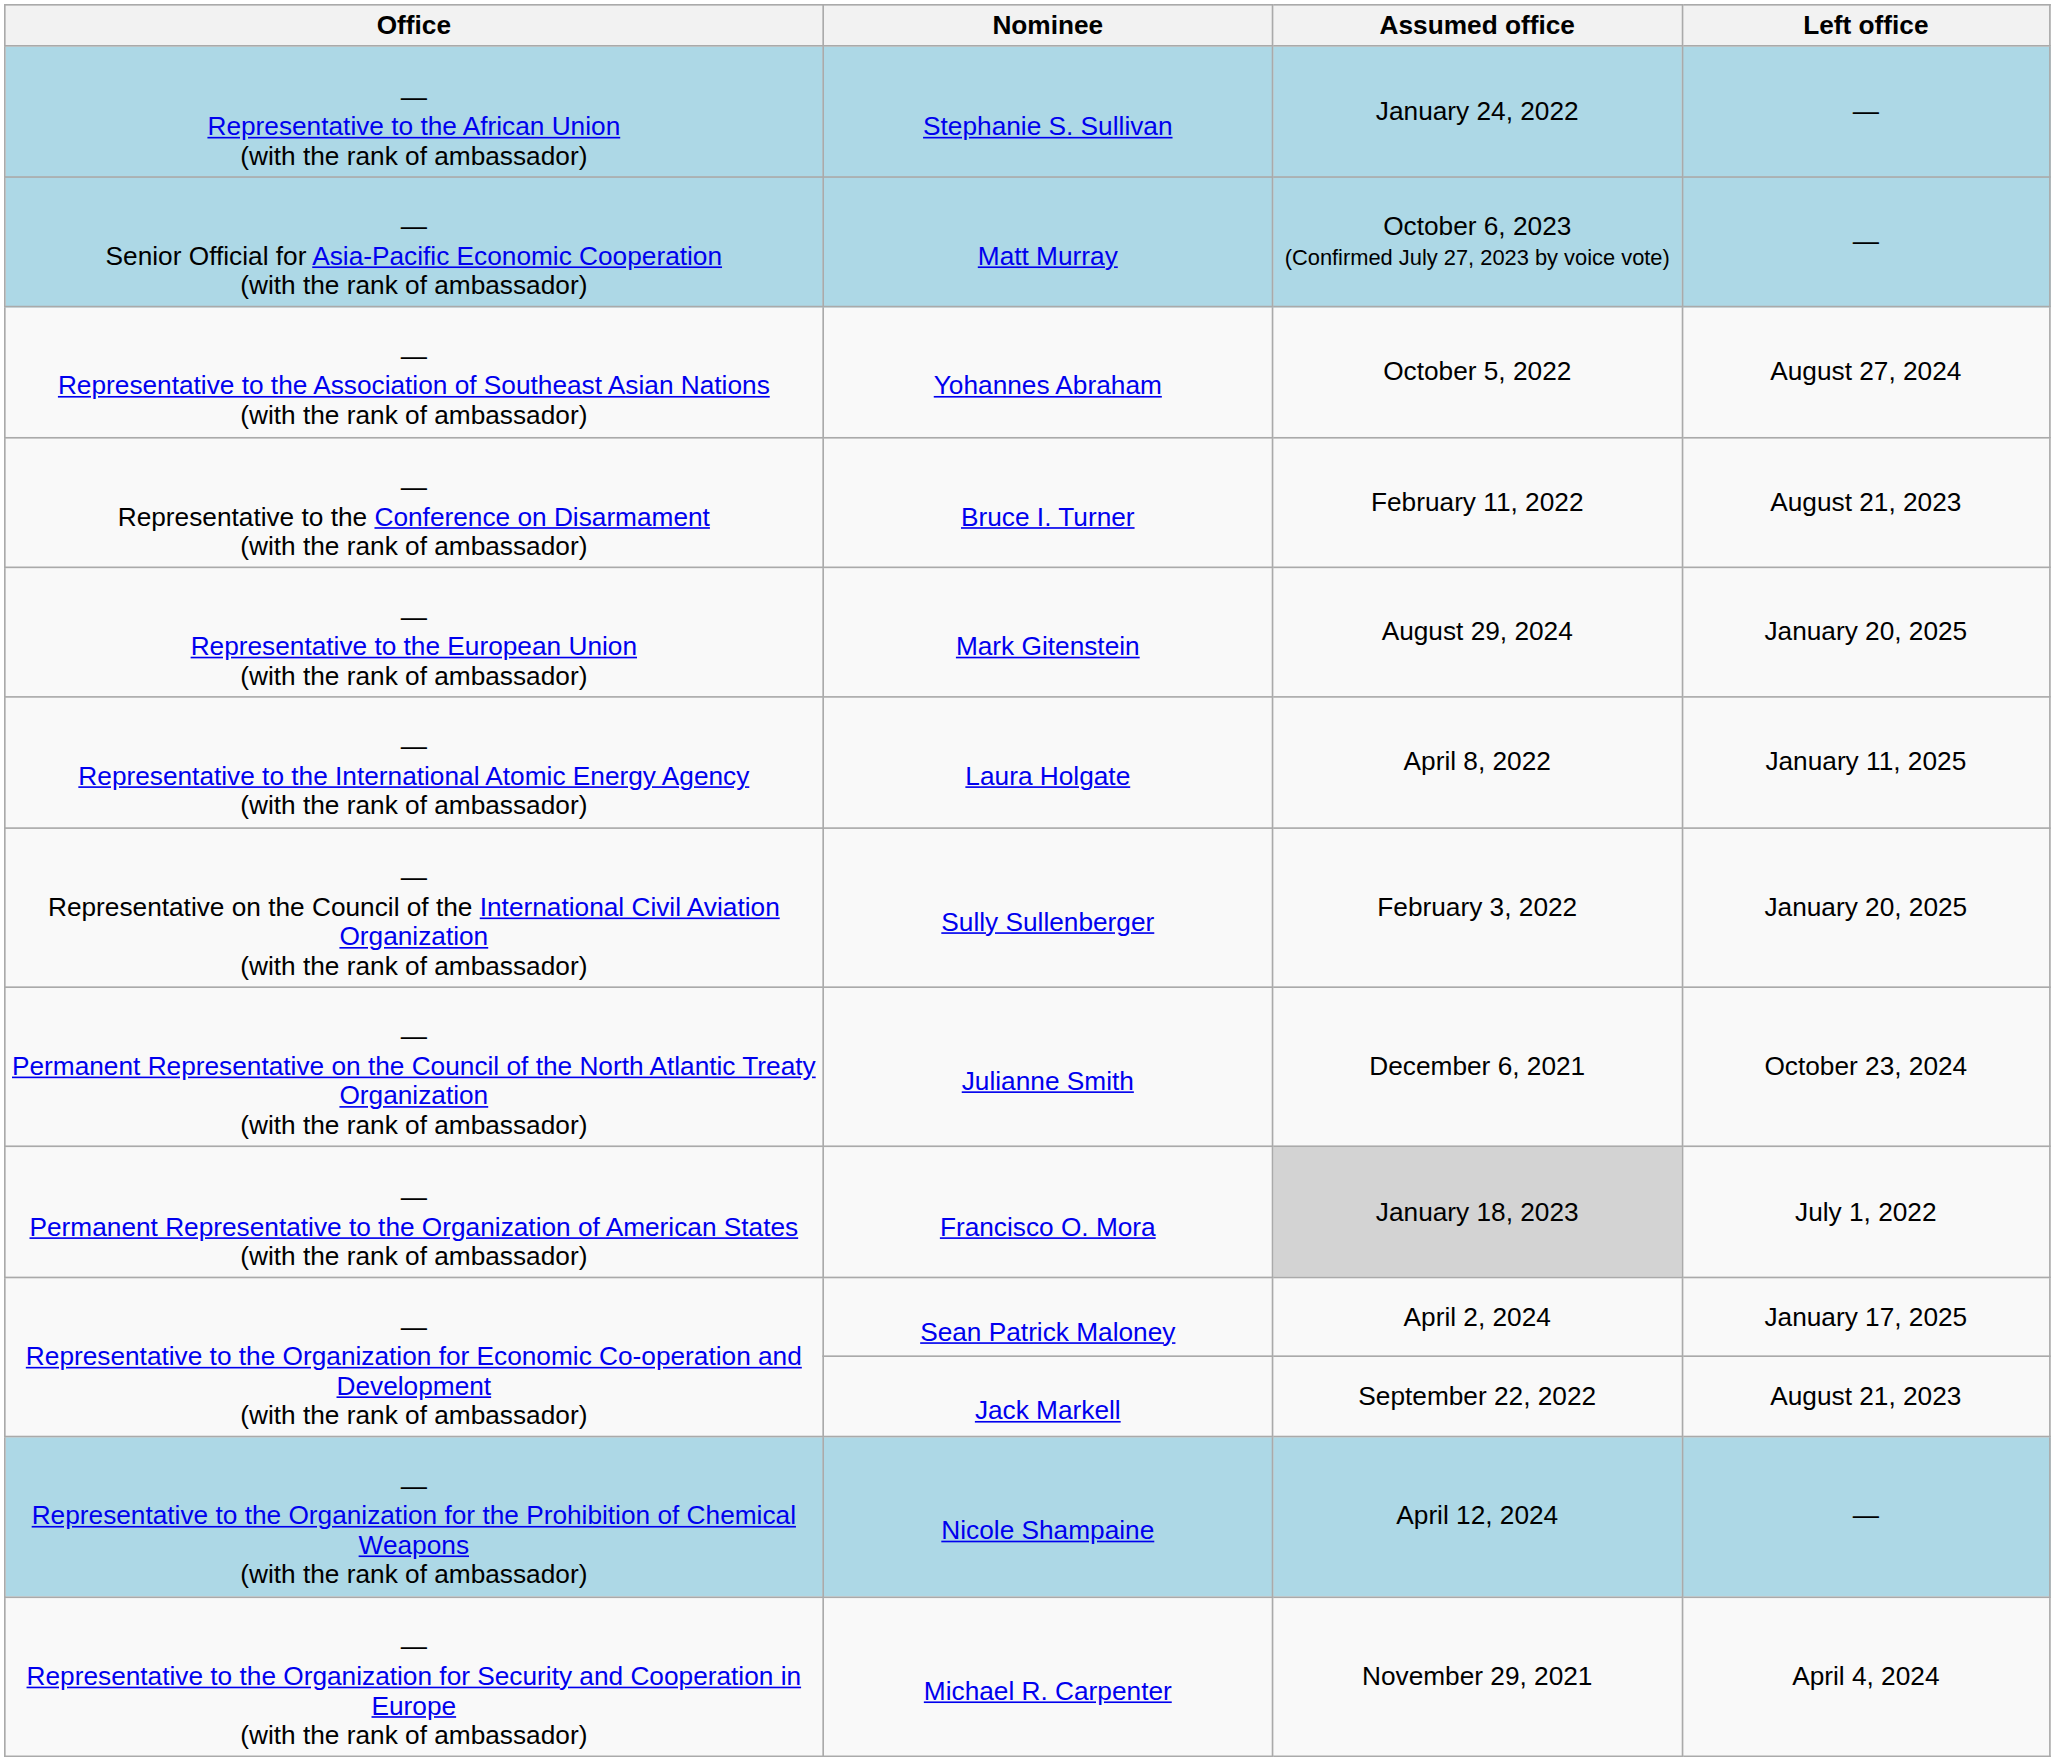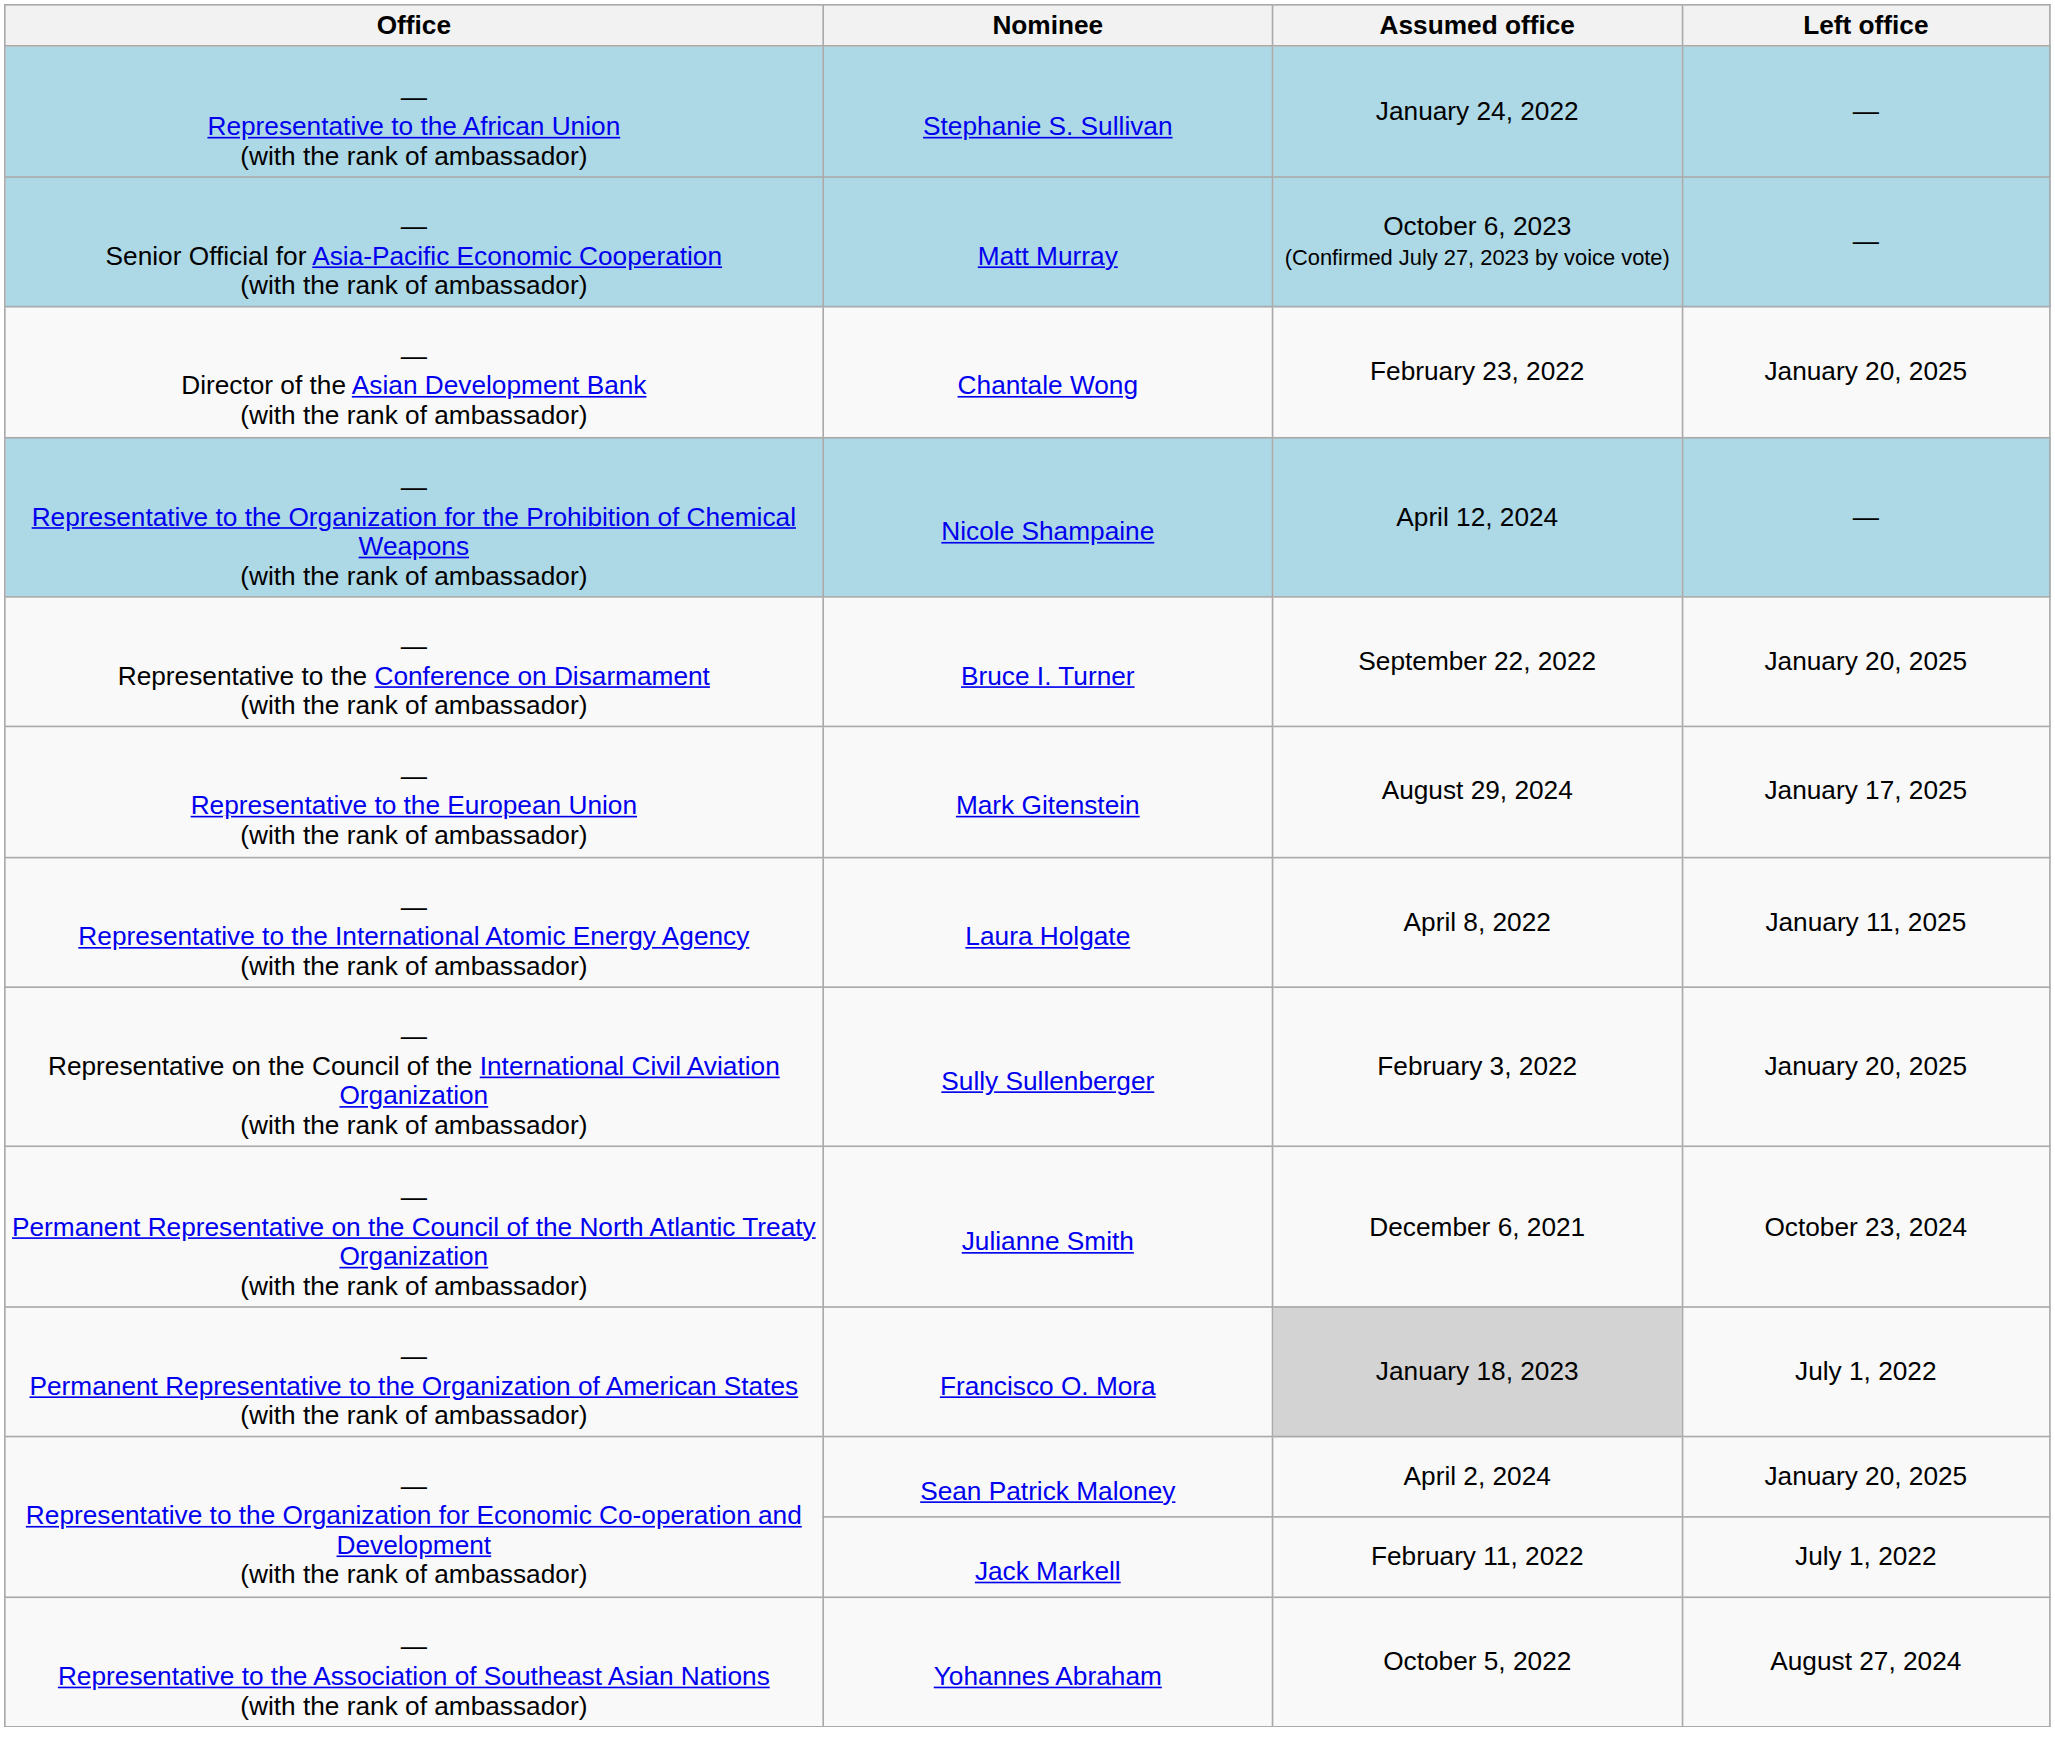+ row: (1048, 386)
rows swapped: (1048, 386) <-> (1048, 1531)
(1477, 501) February 11, 2022 -> (1477, 661) September 22, 2022
(1866, 501) August 21, 2023 -> (1866, 661) January 20, 2025
(1866, 631) January 20, 2025 -> (1866, 791) January 17, 2025
(1866, 1316) January 17, 2025 -> (1866, 1476) January 20, 2025
(1477, 1396) September 22, 2022 -> (1477, 1556) February 11, 2022
(1866, 1396) August 21, 2023 -> (1866, 1556) July 1, 2022
- row: (1048, 1690)
